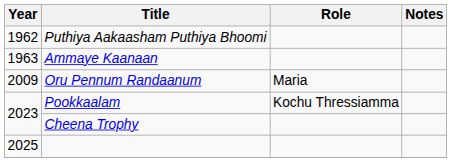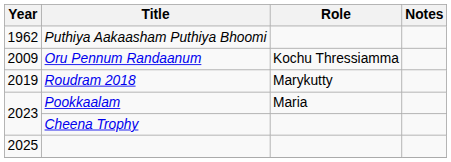- row: (23, 59)
(290, 80) Maria -> (336, 59) Kochu Thressiamma
+ row: (23, 80)
(336, 102) Kochu Thressiamma -> (290, 102) Maria
